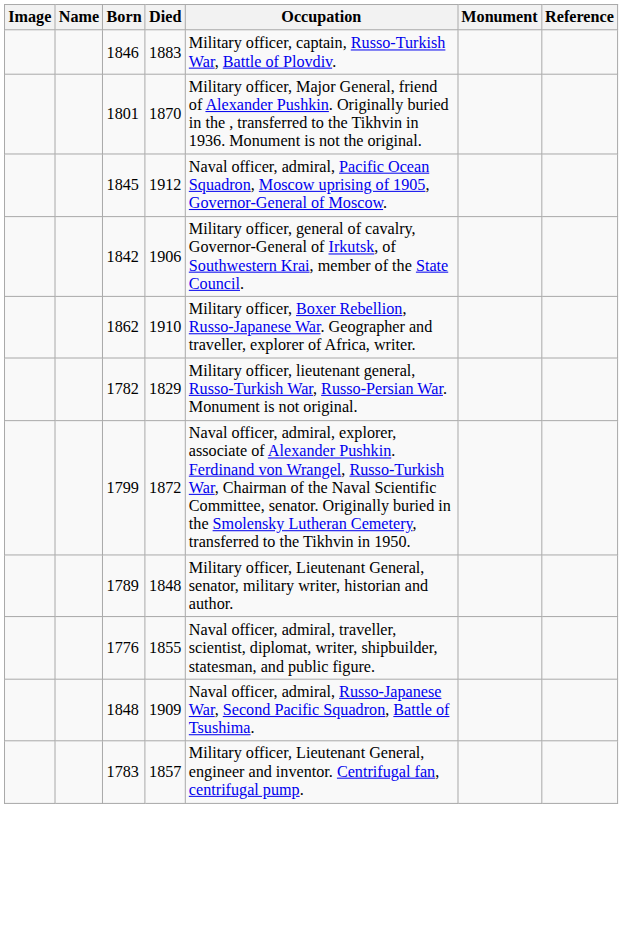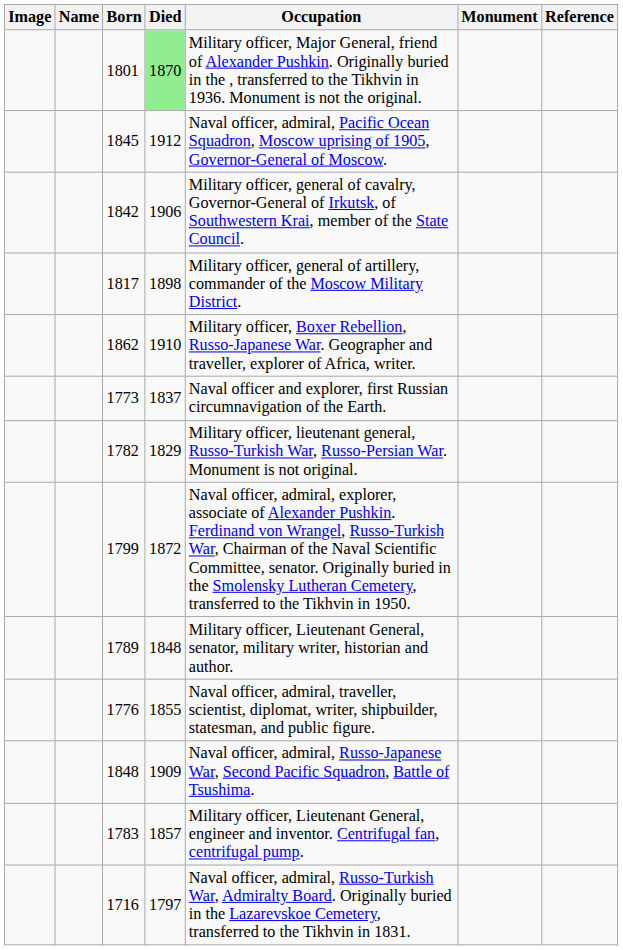- row: (123, 52)
(165, 114) no background -> (165, 70) lightgreen background
+ row: (123, 283)
+ row: (123, 398)
+ row: (123, 904)
